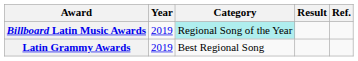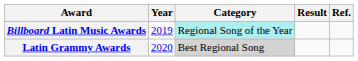(162, 47) 2019 -> (162, 47) 2020
(221, 47) no background -> (221, 47) lightgrey background
